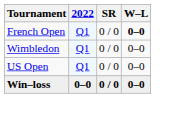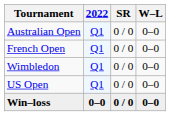+ row: (44, 31)
(136, 31) bold -> (151, 48) normal
